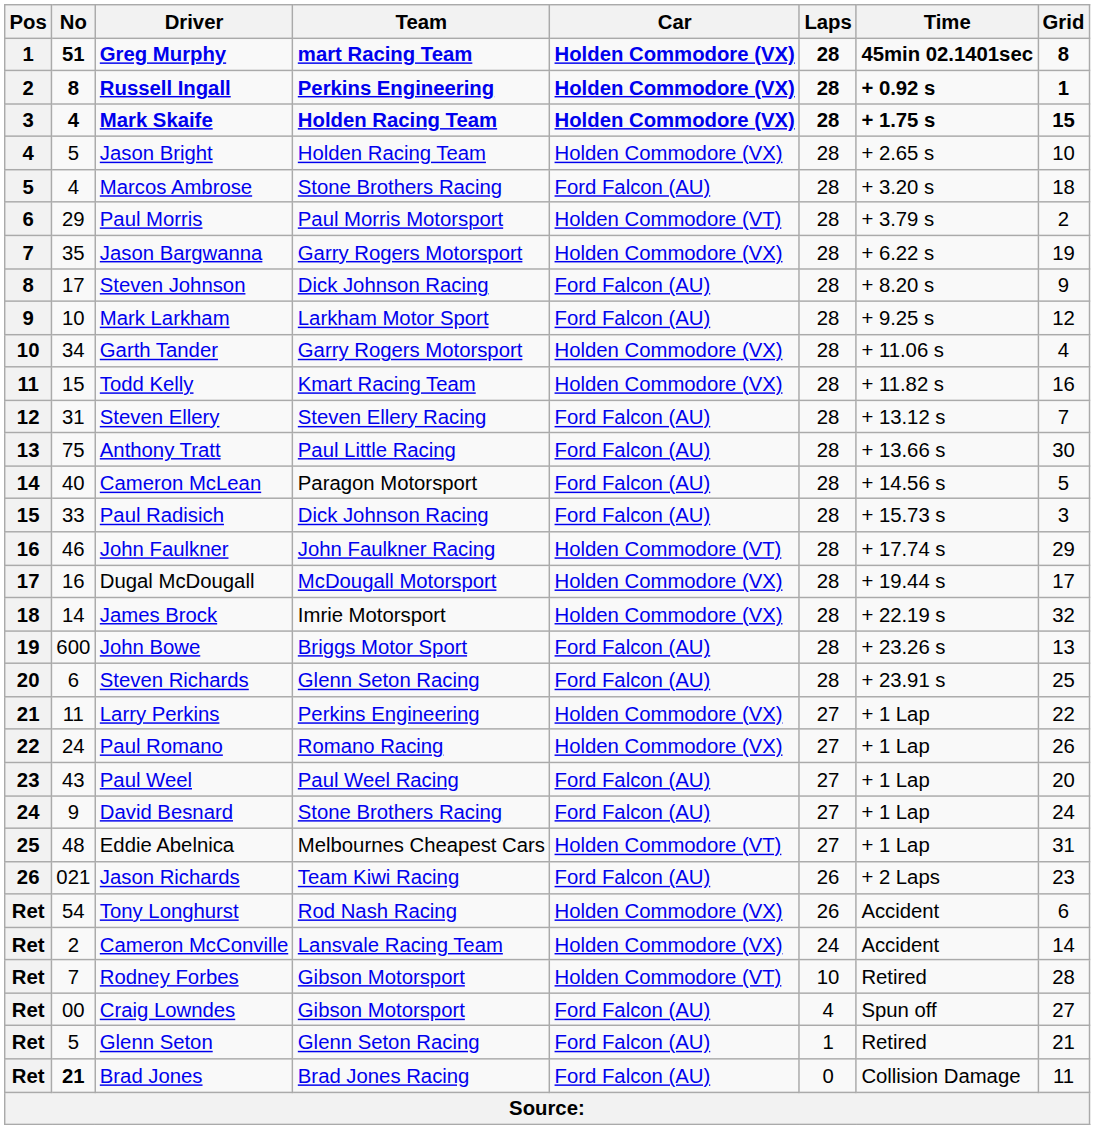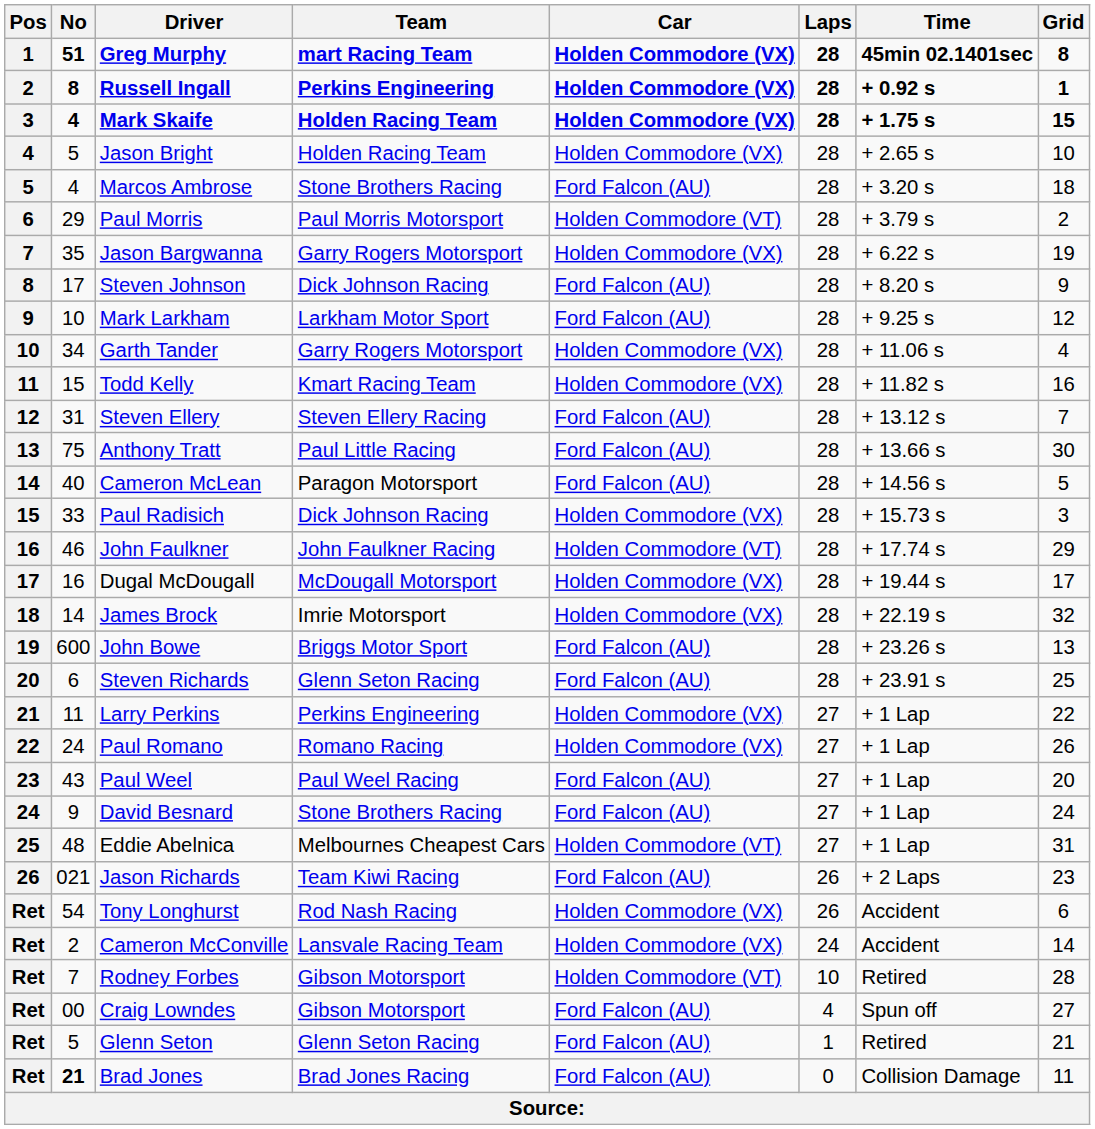(632, 515) Ford Falcon (AU) -> (669, 515) Holden Commodore (VX)
